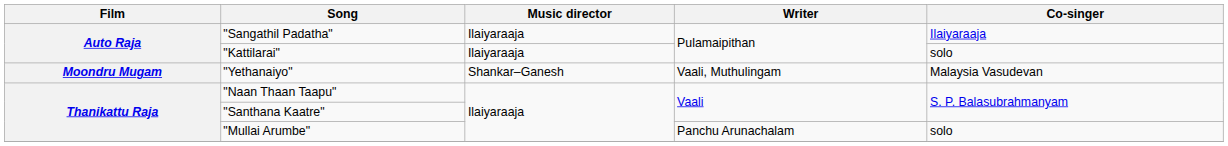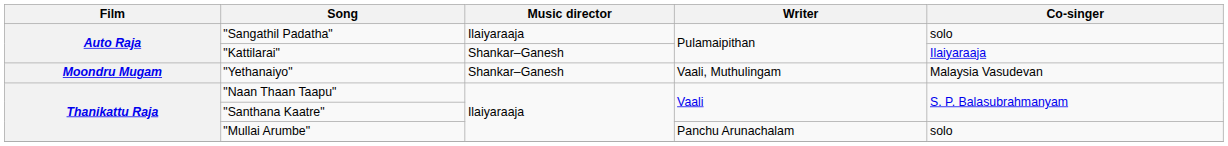(958, 33) Ilaiyaraaja -> (941, 33) solo
(496, 53) Ilaiyaraaja -> (516, 53) Shankar–Ganesh
(941, 53) solo -> (958, 53) Ilaiyaraaja
